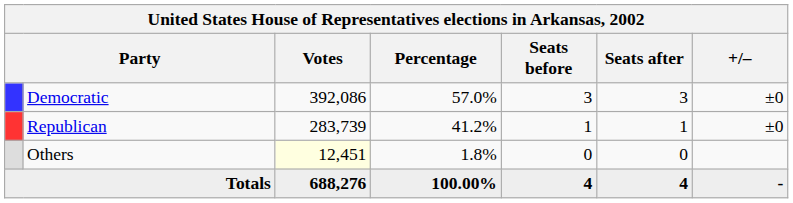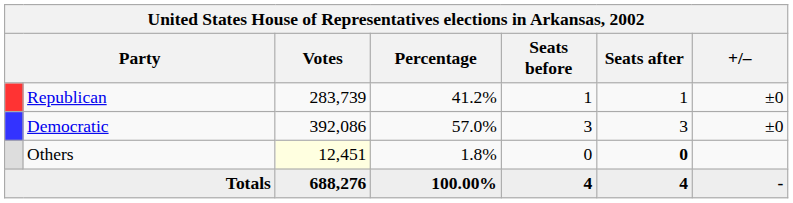rows swapped: (68, 97) <-> (67, 126)
(684, 155) normal -> (684, 155) bold
